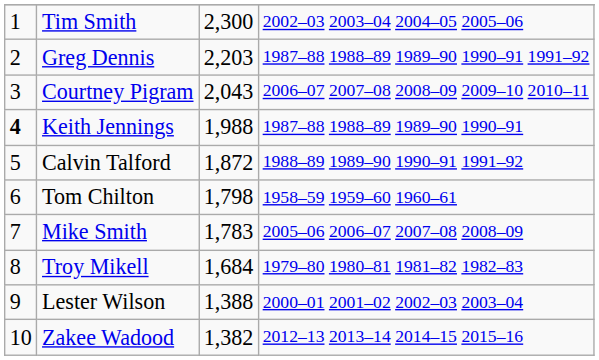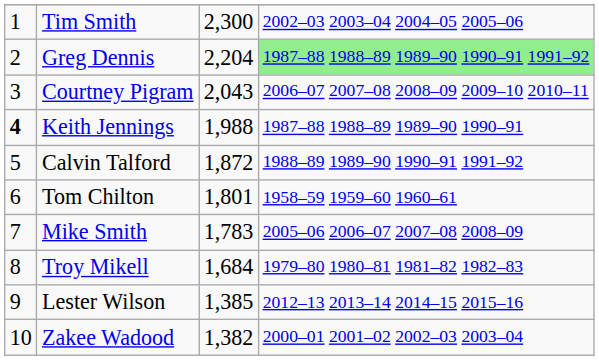(229, 57) 2,203 -> (229, 57) 2,204
(426, 57) no background -> (426, 57) lightgreen background
(229, 197) 1,798 -> (229, 197) 1,801
(229, 302) 1,388 -> (229, 302) 1,385
(393, 302) 2000–01 2001–02 2002–03 2003–04 -> (393, 302) 2012–13 2013–14 2014–15 2015–16
(393, 337) 2012–13 2013–14 2014–15 2015–16 -> (393, 337) 2000–01 2001–02 2002–03 2003–04
